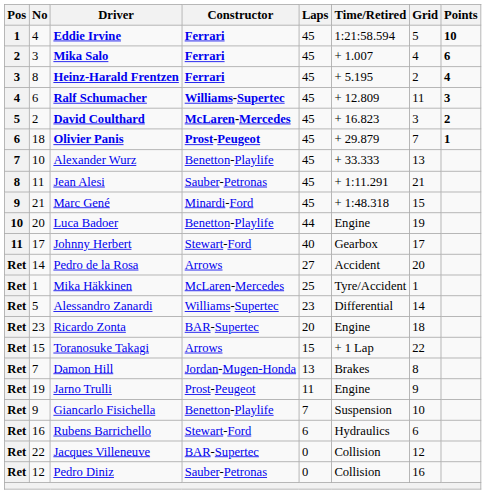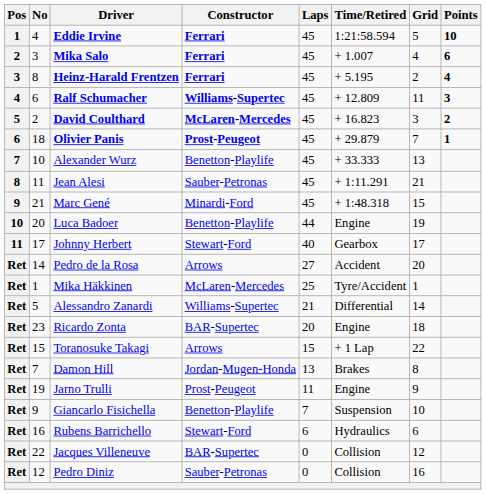(308, 306) 23 -> (308, 306) 21
